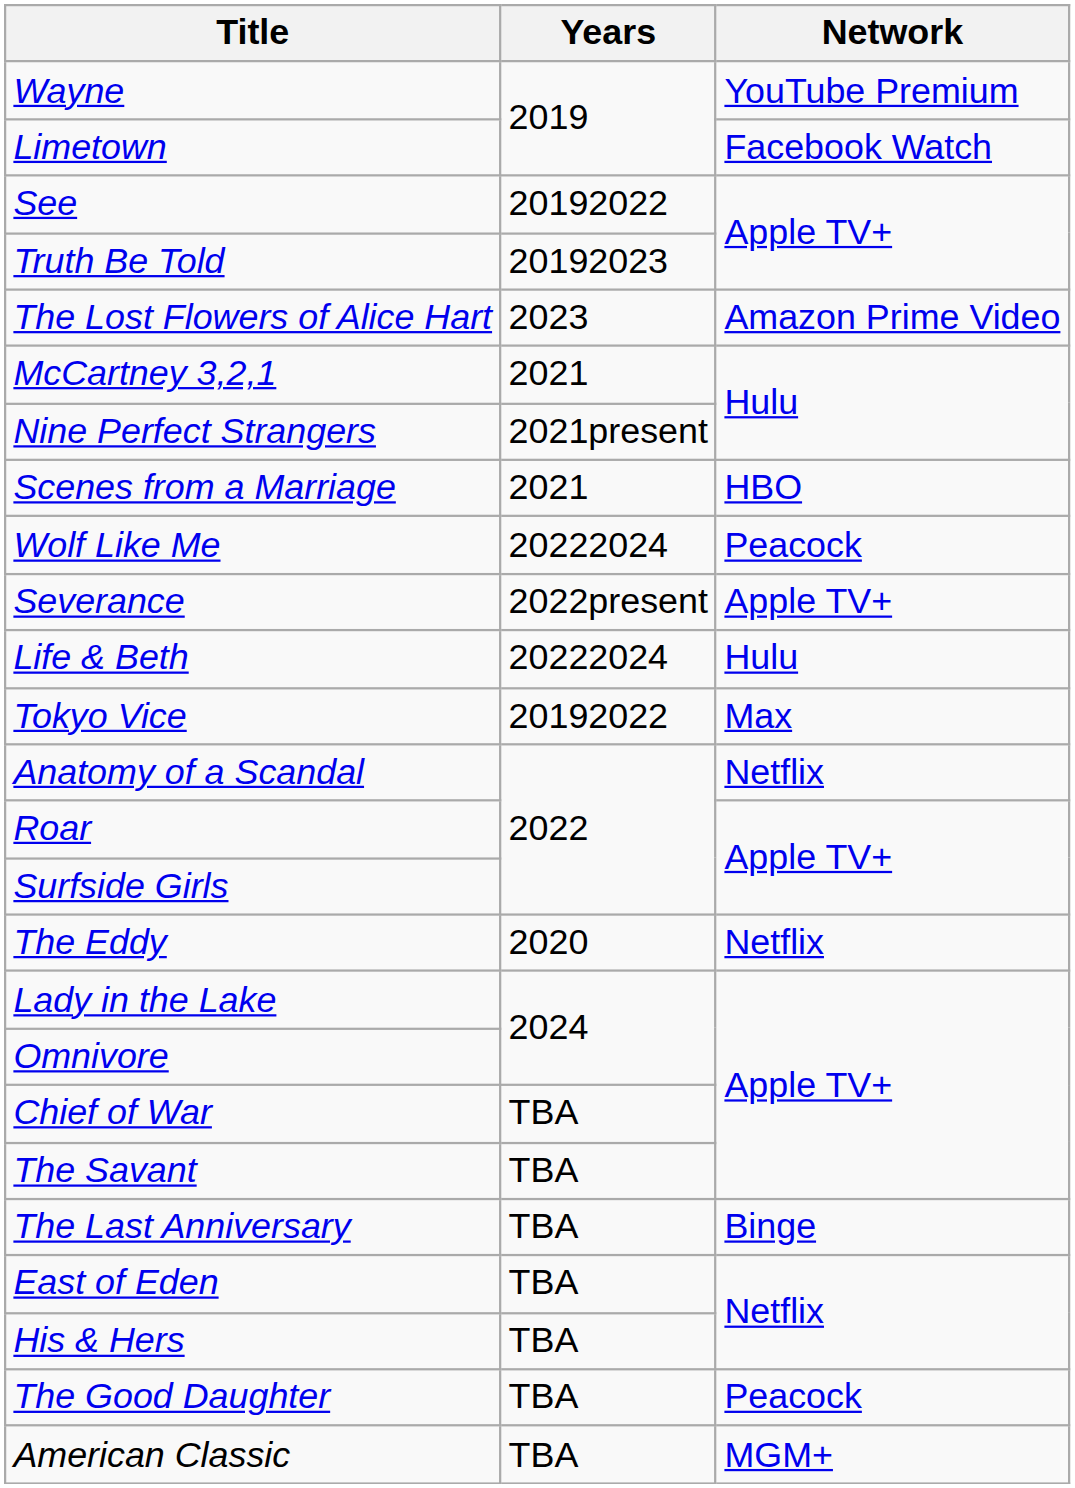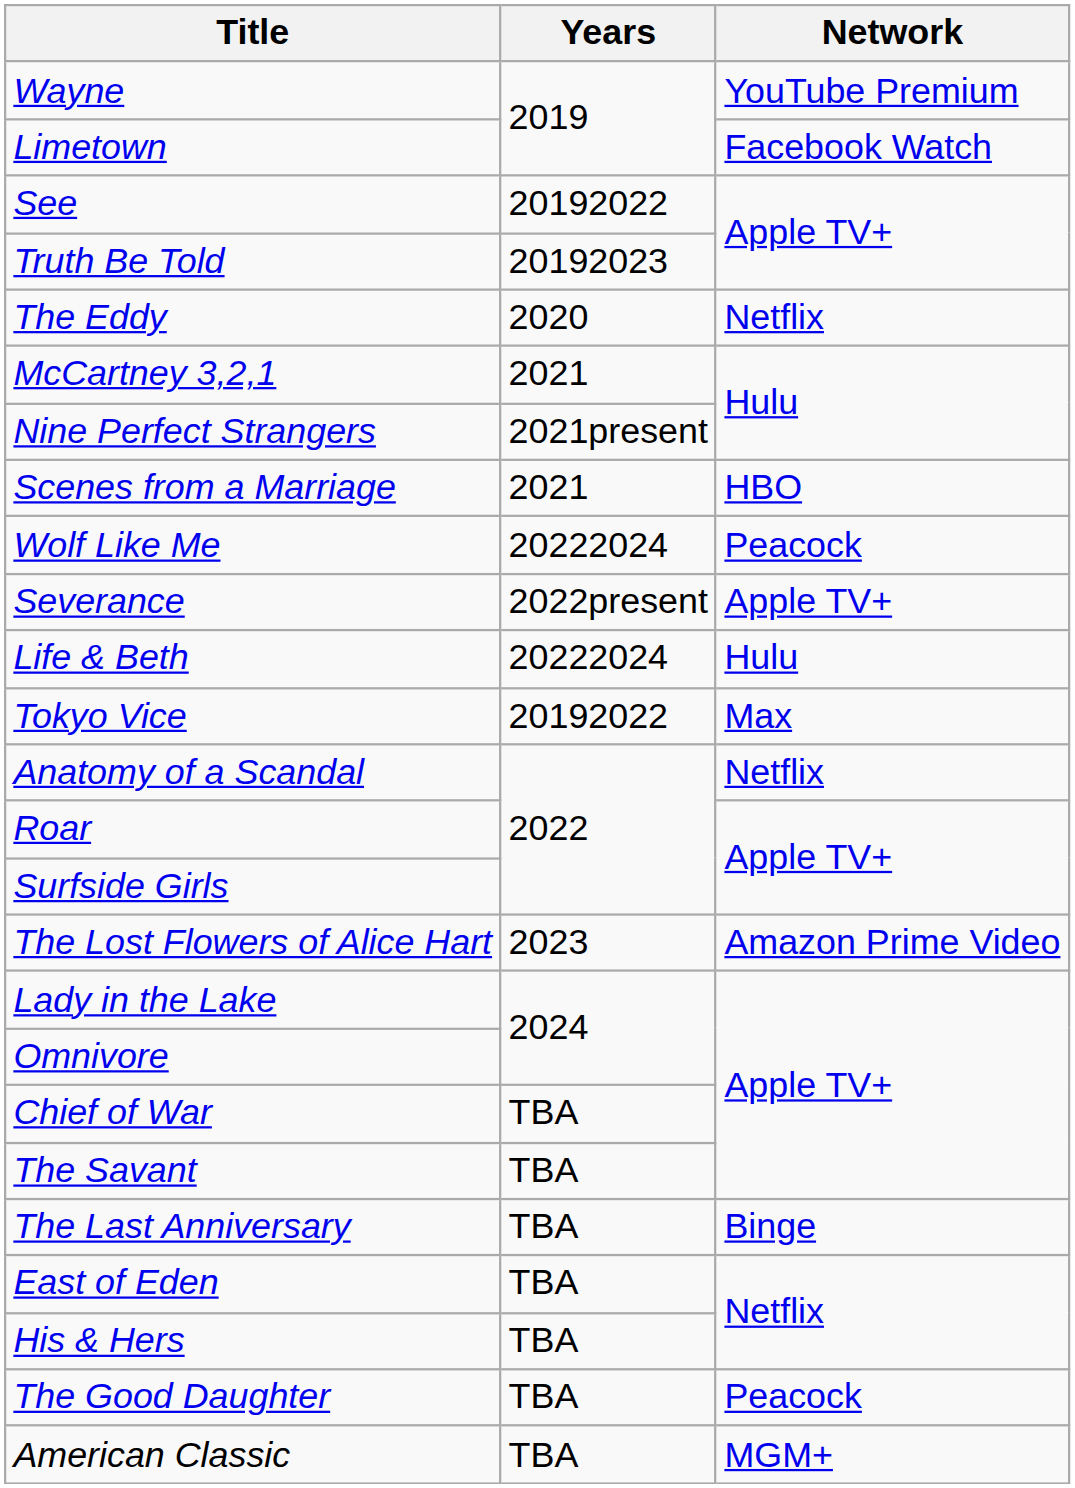rows swapped: (90, 942) <-> (253, 317)
